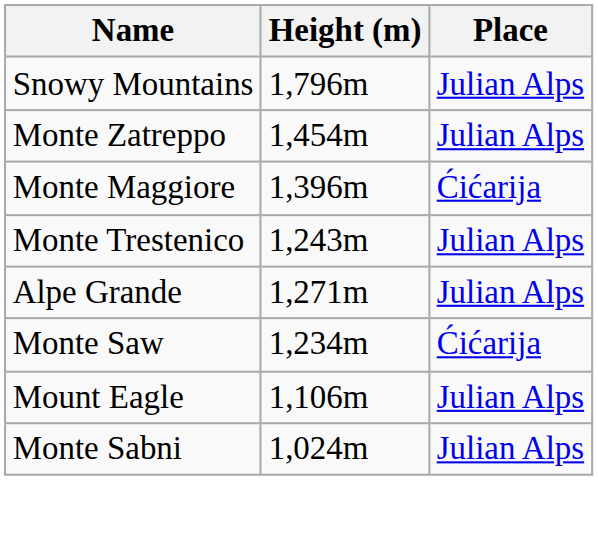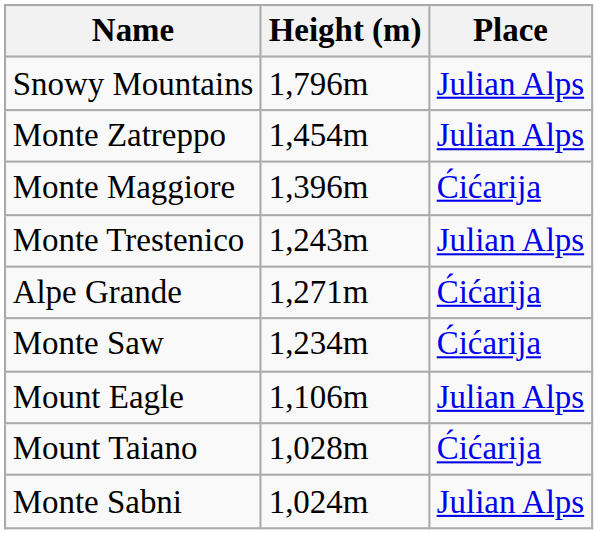(510, 291) Julian Alps -> (489, 291) Ćićarija
+ row: (105, 448)
